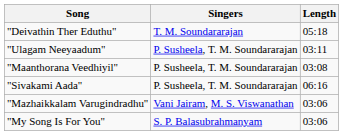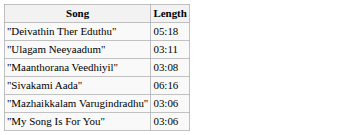- column: (225, 13)
